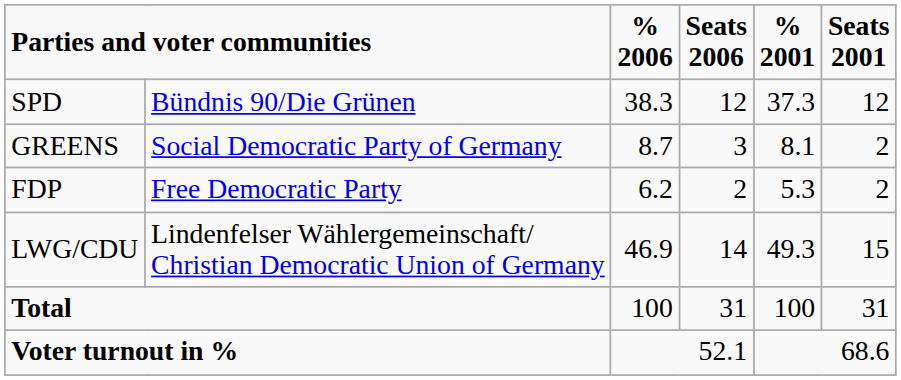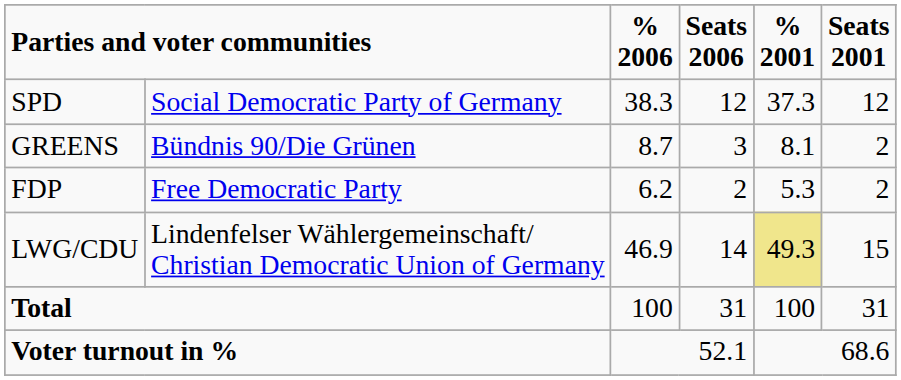(283, 101) Bündnis 90/Die Grünen -> (356, 101) Social Democratic Party of Germany
(356, 145) Social Democratic Party of Germany -> (283, 145) Bündnis 90/Die Grünen
(791, 248) no background -> (791, 248) khaki background
